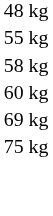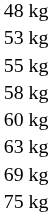+ row: (26, 38)
+ row: (26, 147)
